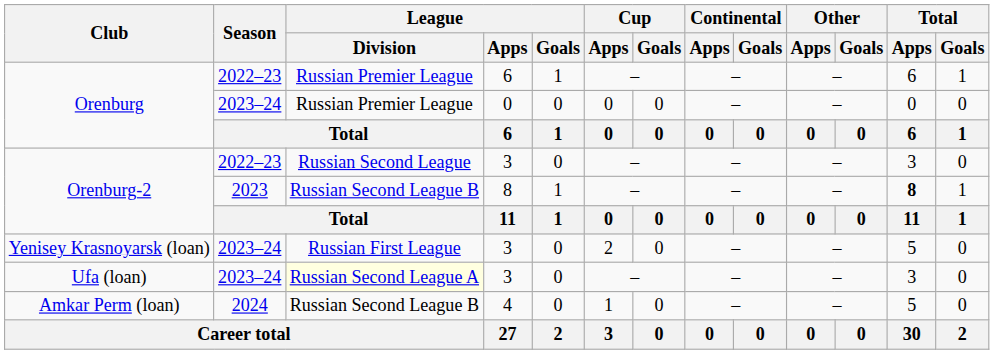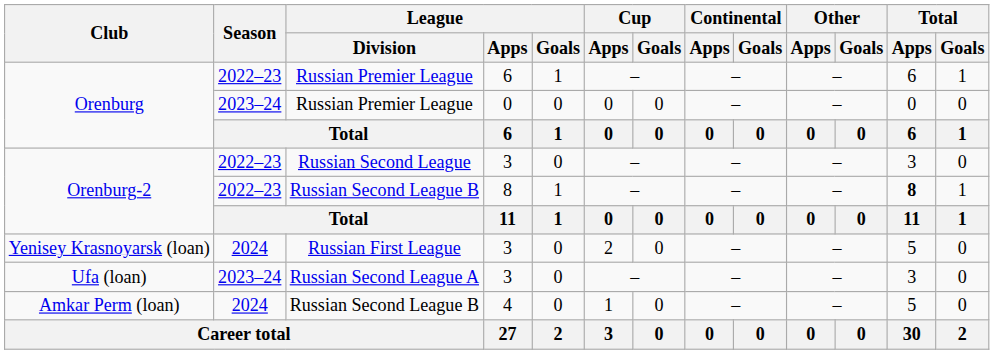(250, 190) 2023 -> (250, 190) 2022–23
(250, 248) 2023–24 -> (250, 248) 2024
(384, 276) lightyellow background -> (384, 276) no background
